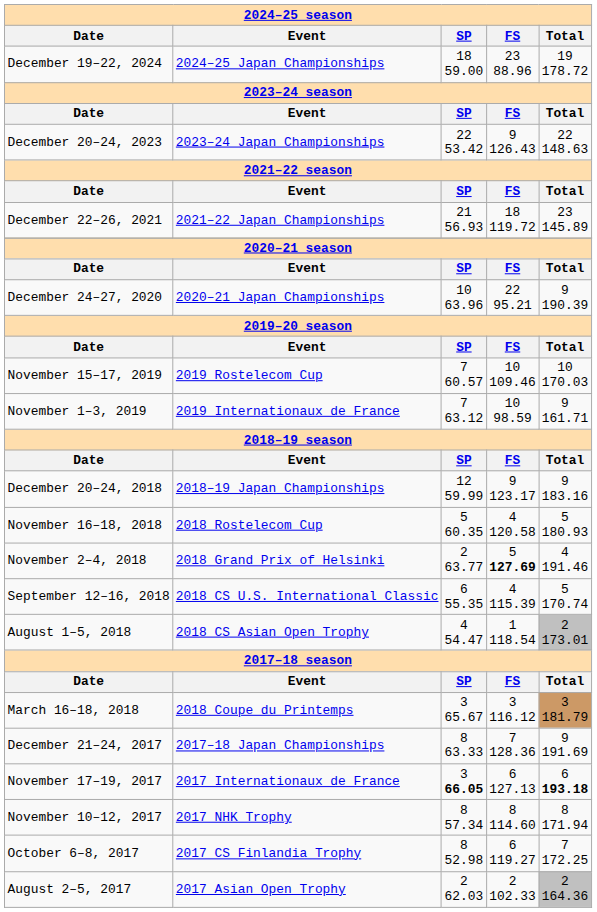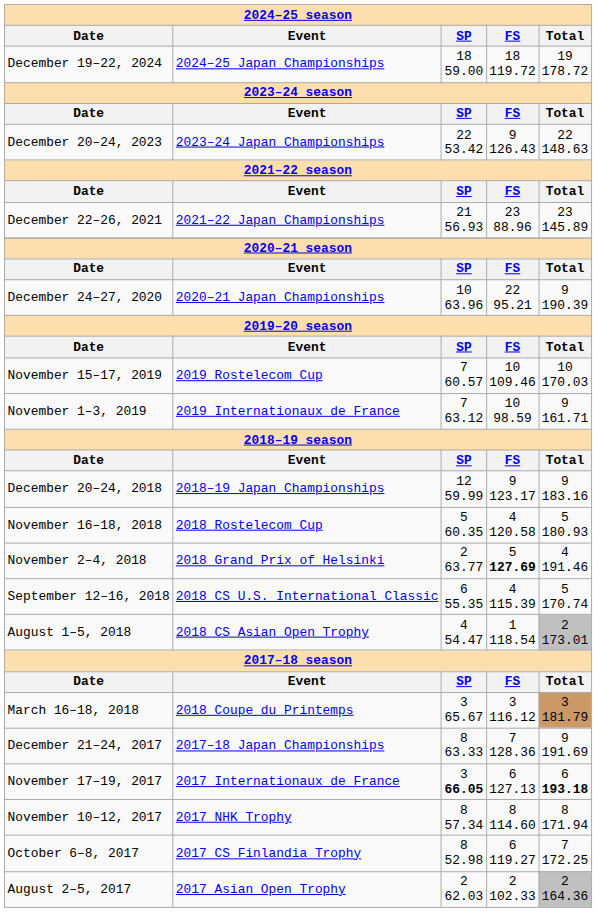(513, 64) 23 88.96 -> (513, 64) 18 119.72
(513, 220) 18 119.72 -> (513, 220) 23 88.96
